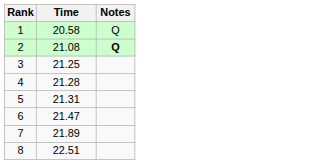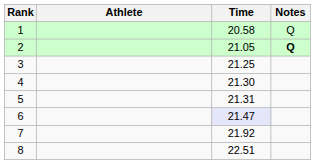+ column: (124, 13)
(66, 47) 21.08 -> (241, 47) 21.05
(66, 82) 21.28 -> (241, 82) 21.30
(66, 116) no background -> (241, 116) lavender background
(66, 133) 21.89 -> (241, 133) 21.92
